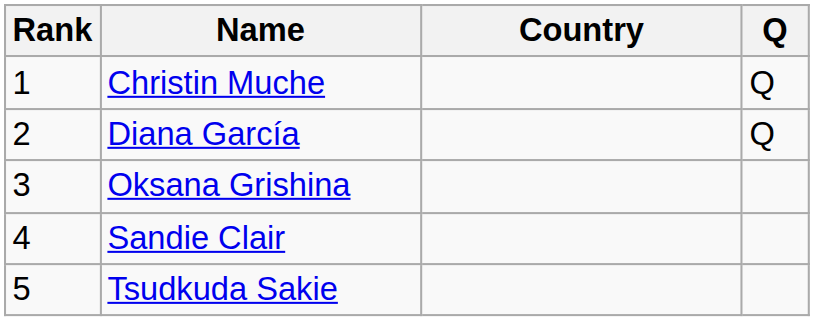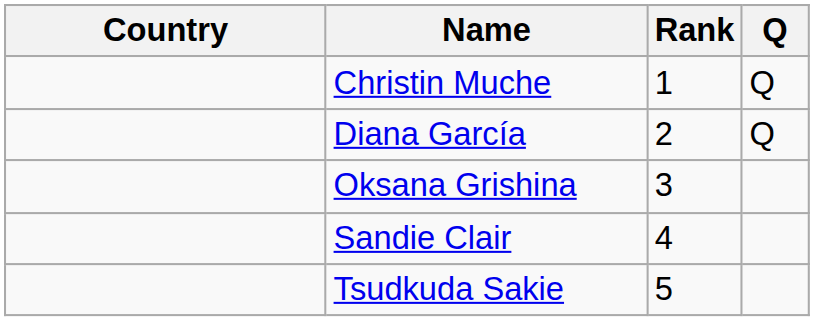columns swapped: (52, 30) <-> (581, 30)
